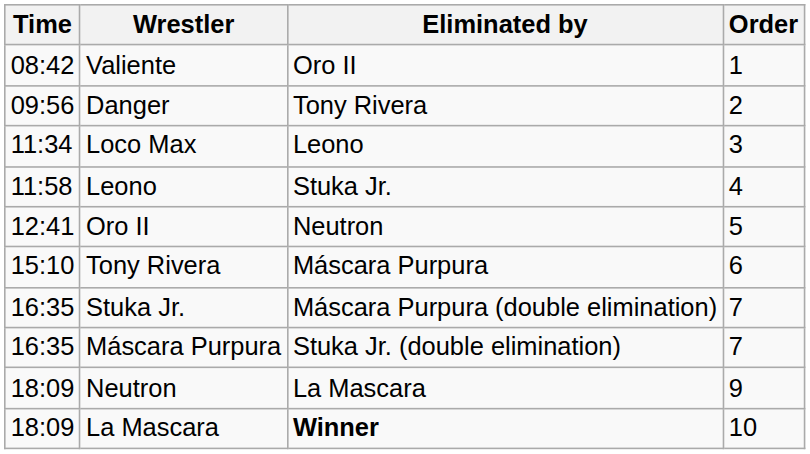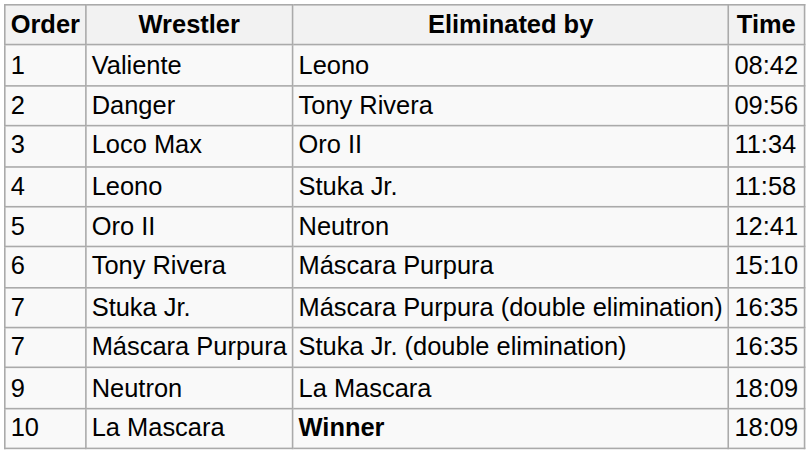columns swapped: (763, 24) <-> (42, 24)
(325, 65) Oro II -> (334, 65) Leono
(328, 145) Leono -> (330, 145) Oro II
